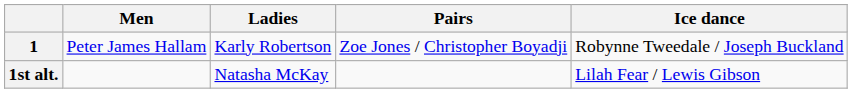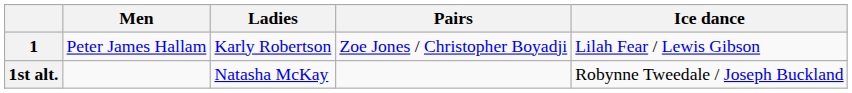(709, 46) Robynne Tweedale / Joseph Buckland -> (668, 46) Lilah Fear / Lewis Gibson
(668, 74) Lilah Fear / Lewis Gibson -> (709, 74) Robynne Tweedale / Joseph Buckland
